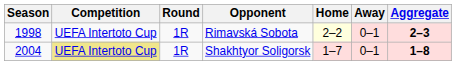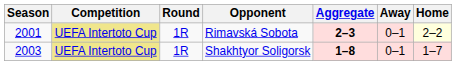columns swapped: (332, 13) <-> (420, 13)
(28, 32) 1998 -> (28, 32) 2001
(106, 32) no background -> (106, 32) khaki background
(28, 51) 2004 -> (28, 51) 2003
